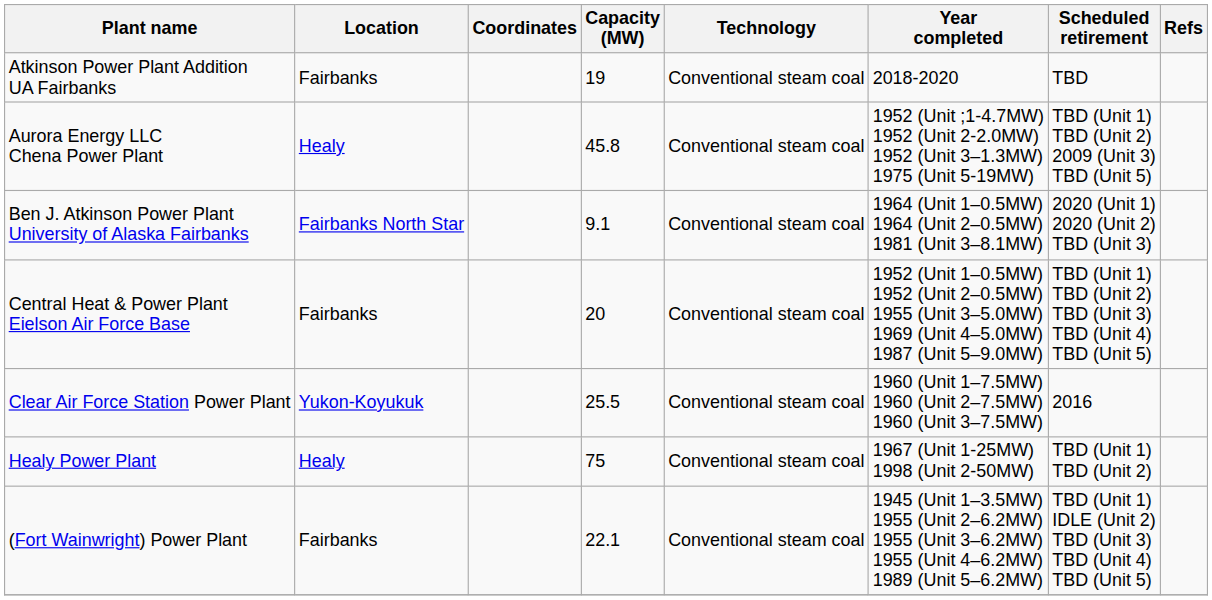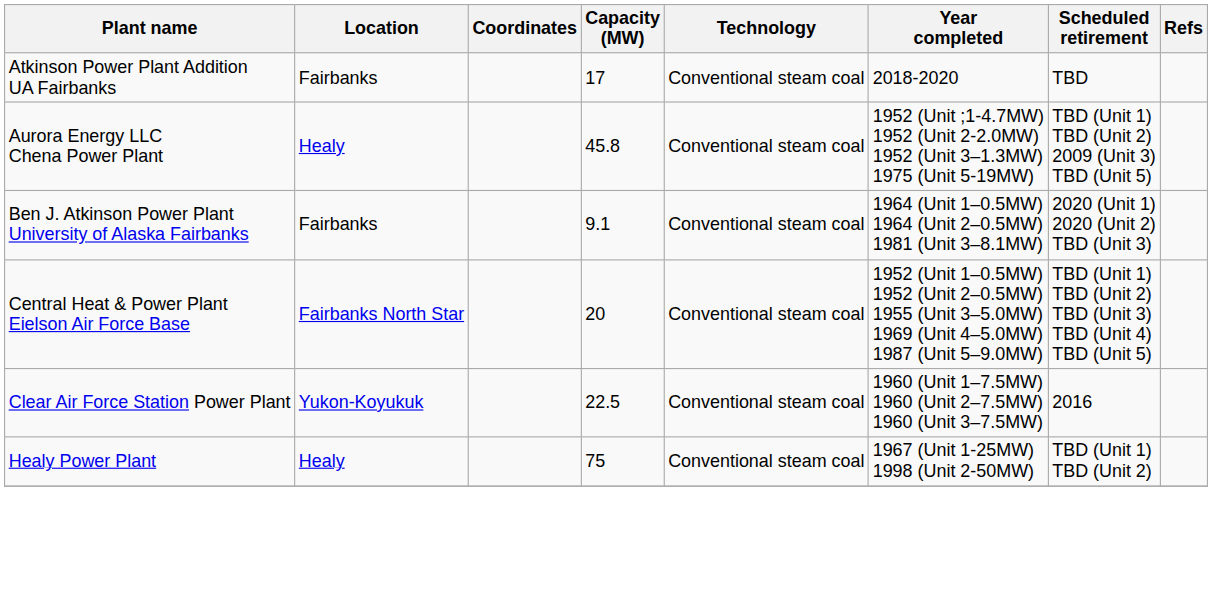(595, 77) 19 -> (595, 77) 17
(381, 224) Fairbanks North Star -> (338, 224) Fairbanks
(338, 313) Fairbanks -> (381, 313) Fairbanks North Star
(603, 402) 25.5 -> (603, 402) 22.5
- row: (128, 540)
